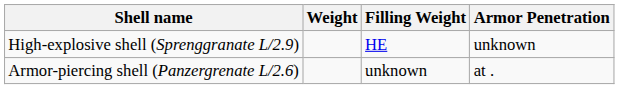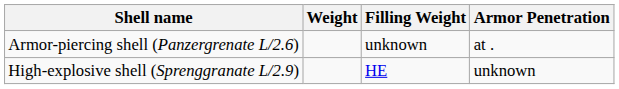rows swapped: (154, 70) <-> (154, 44)
